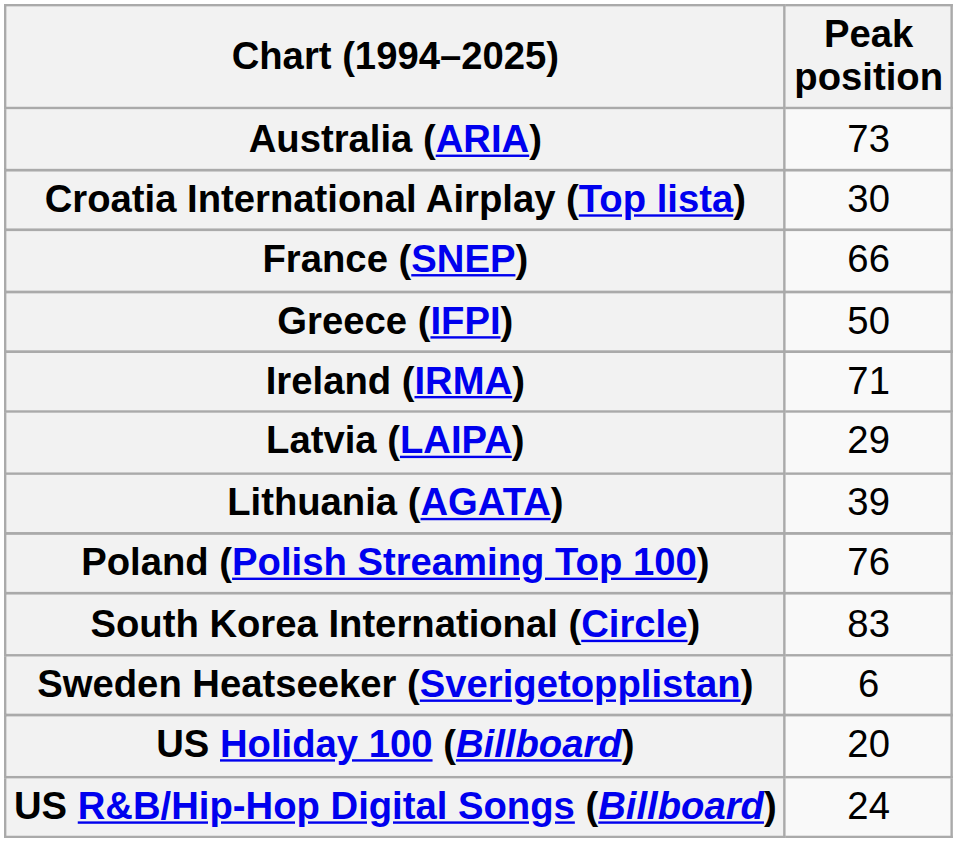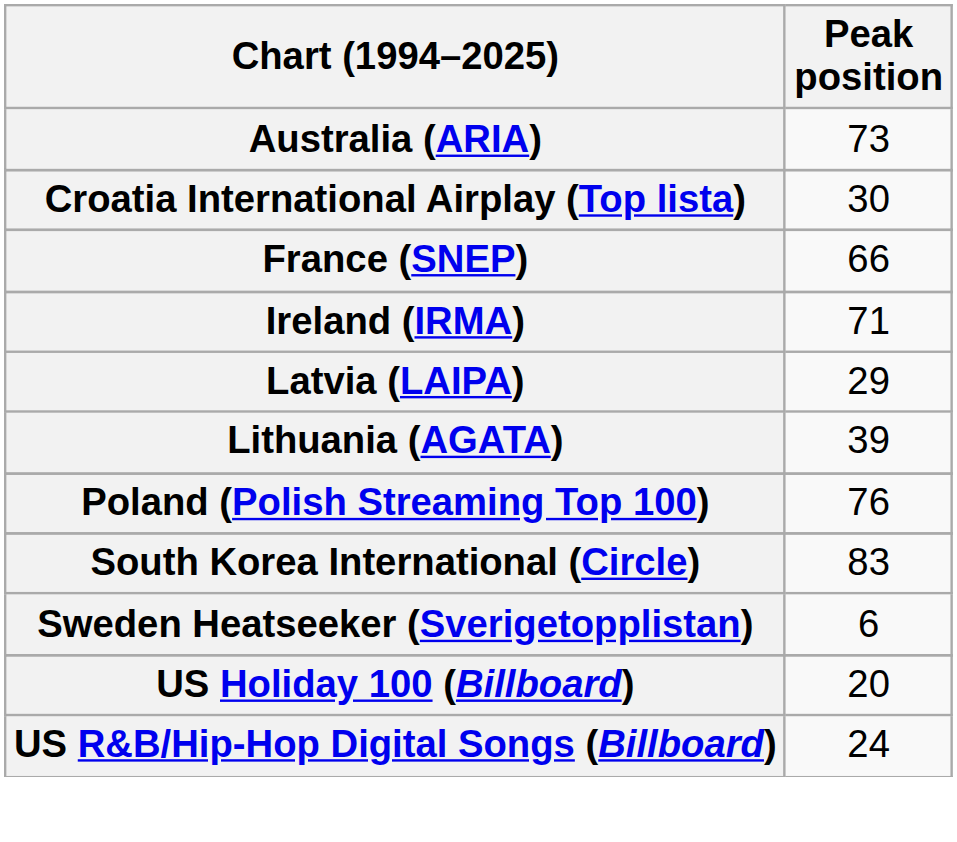- row: (395, 320)
